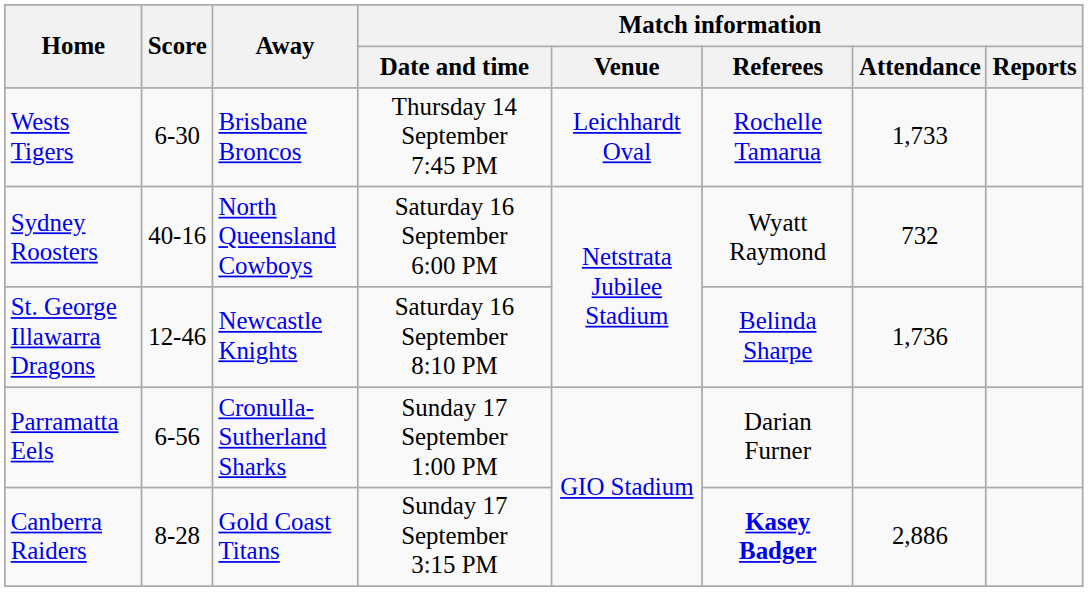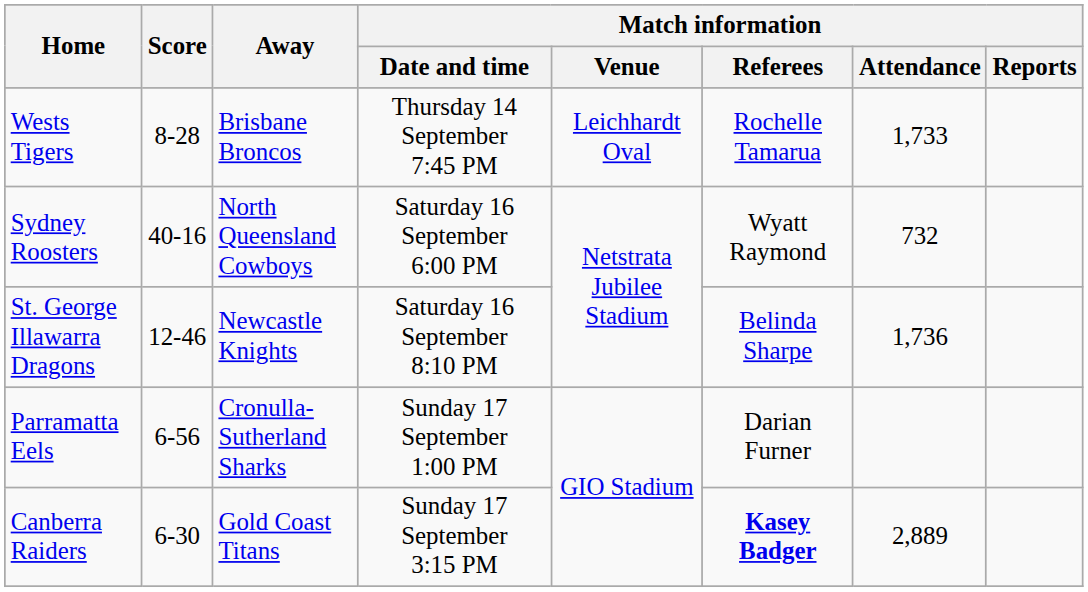(177, 137) 6-30 -> (177, 137) 8-28
(177, 536) 8-28 -> (177, 536) 6-30
(920, 536) 2,886 -> (920, 536) 2,889
